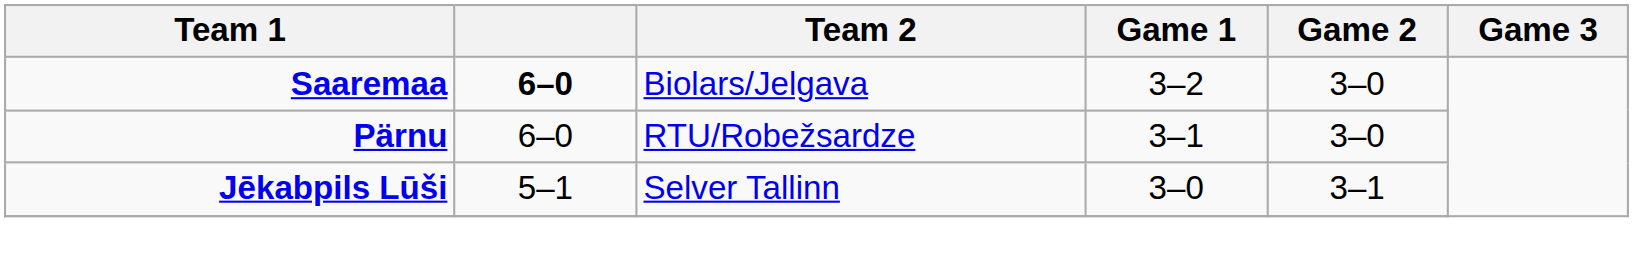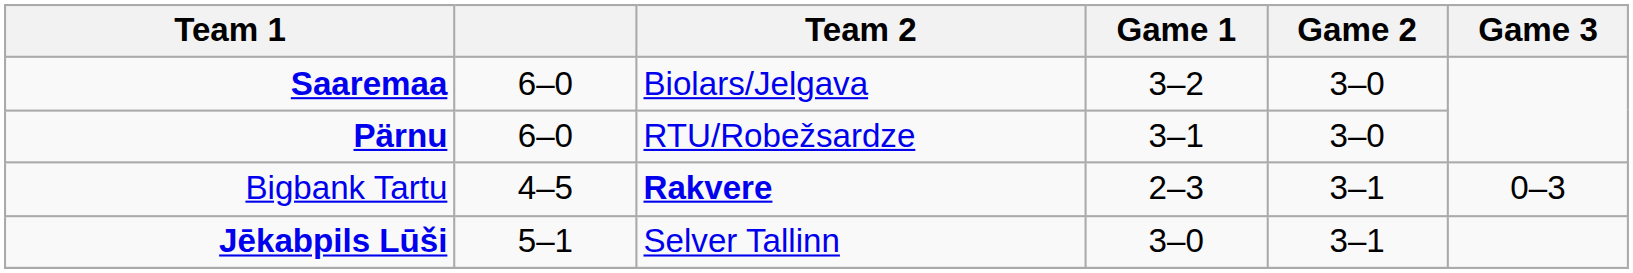(545, 83) bold -> (545, 83) normal
+ row: (346, 188)
